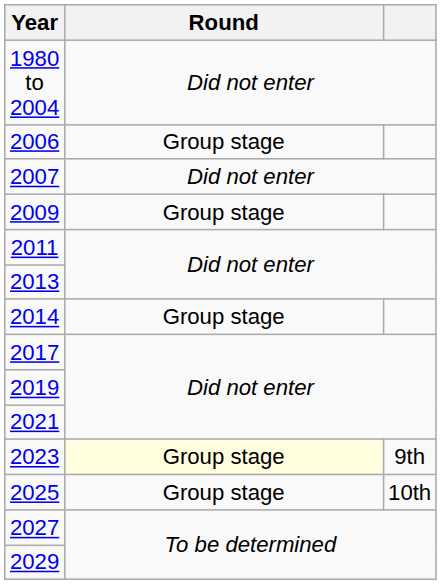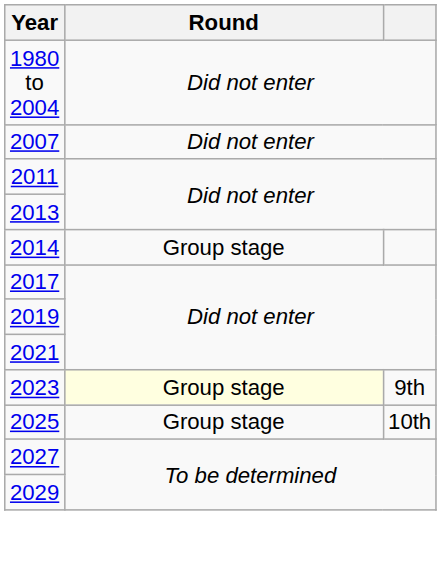- row: (35, 142)
- row: (35, 212)
